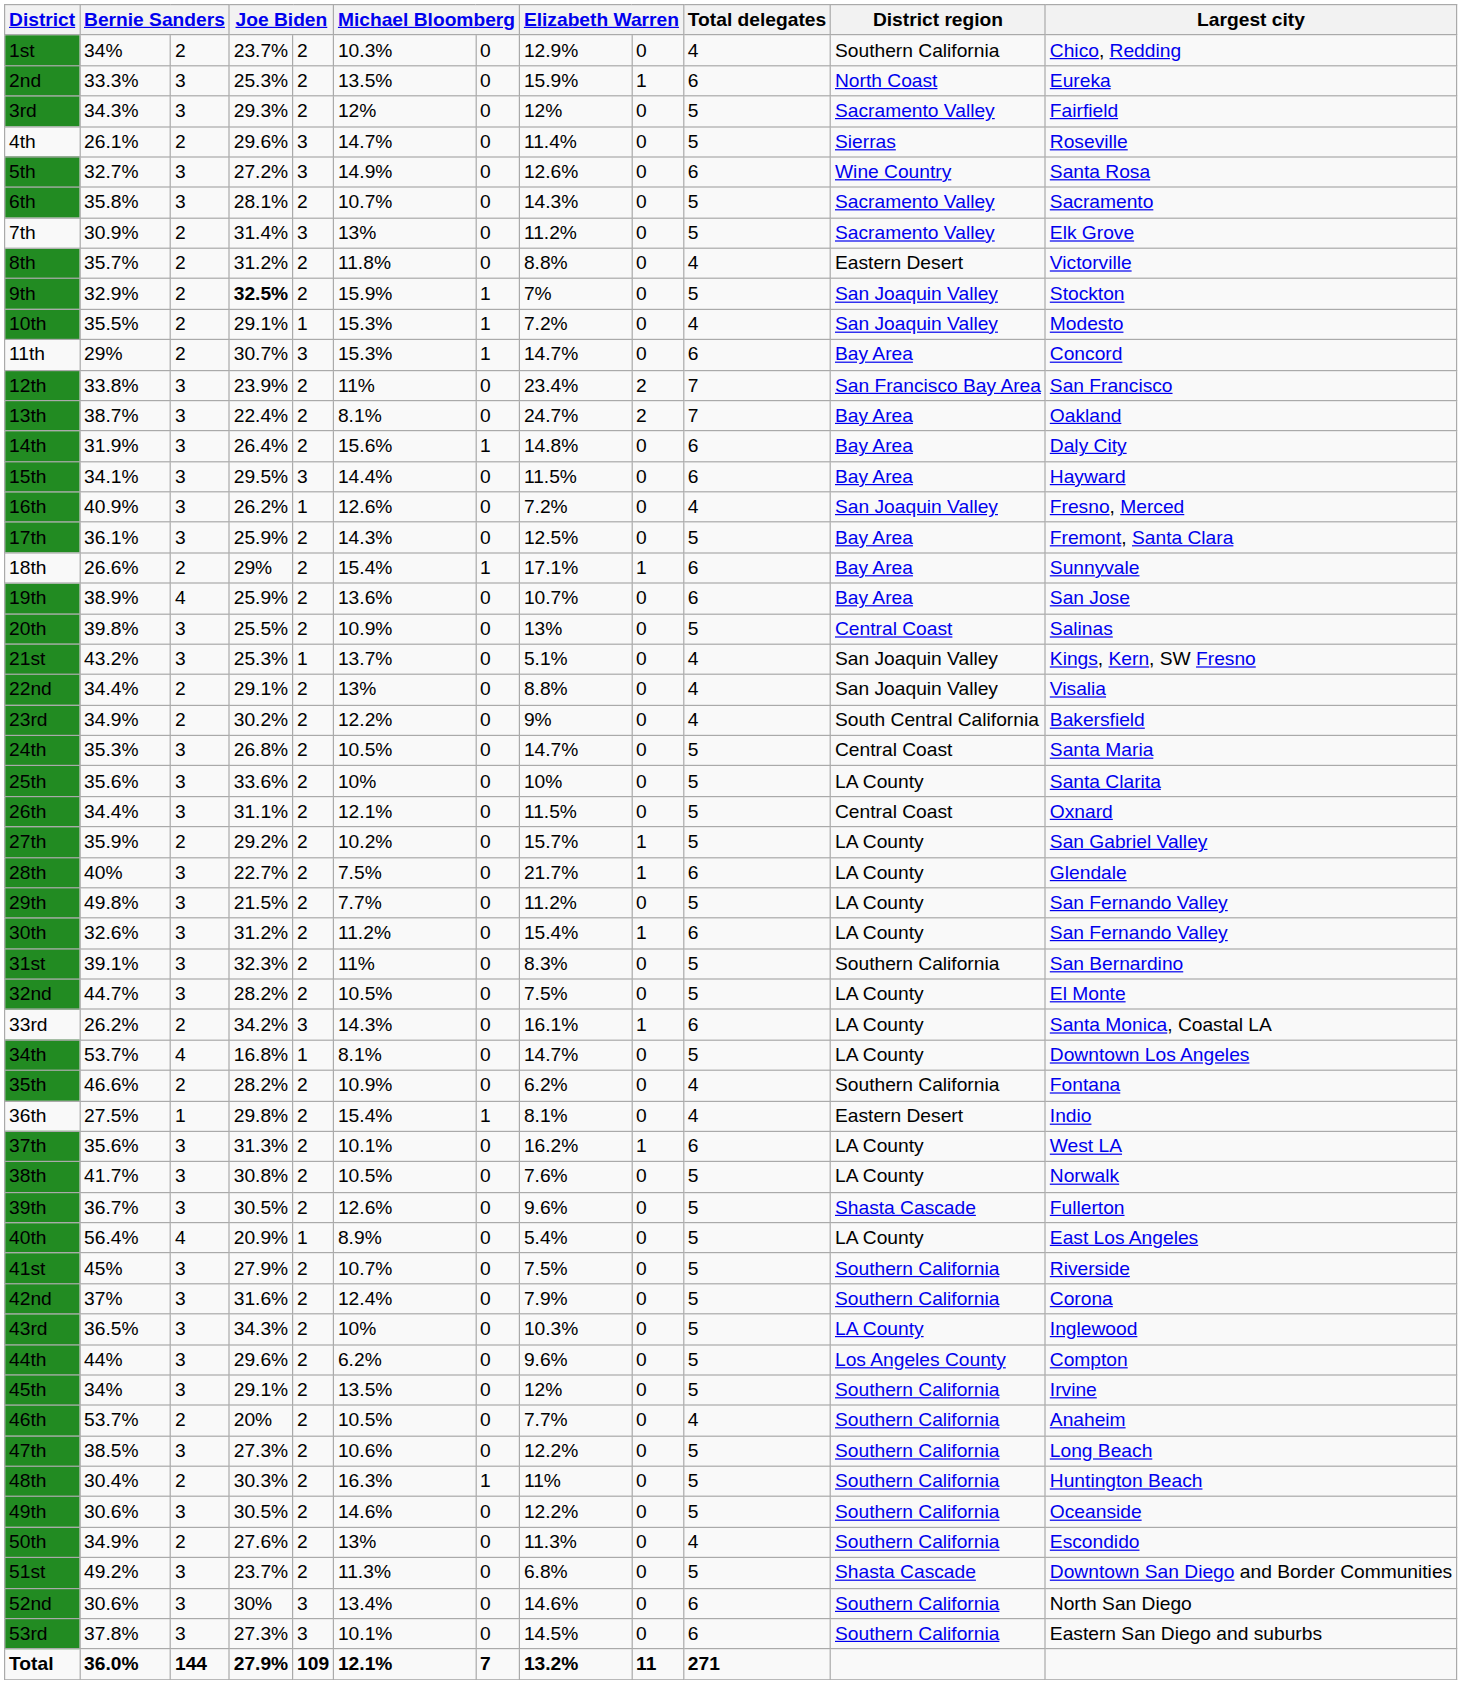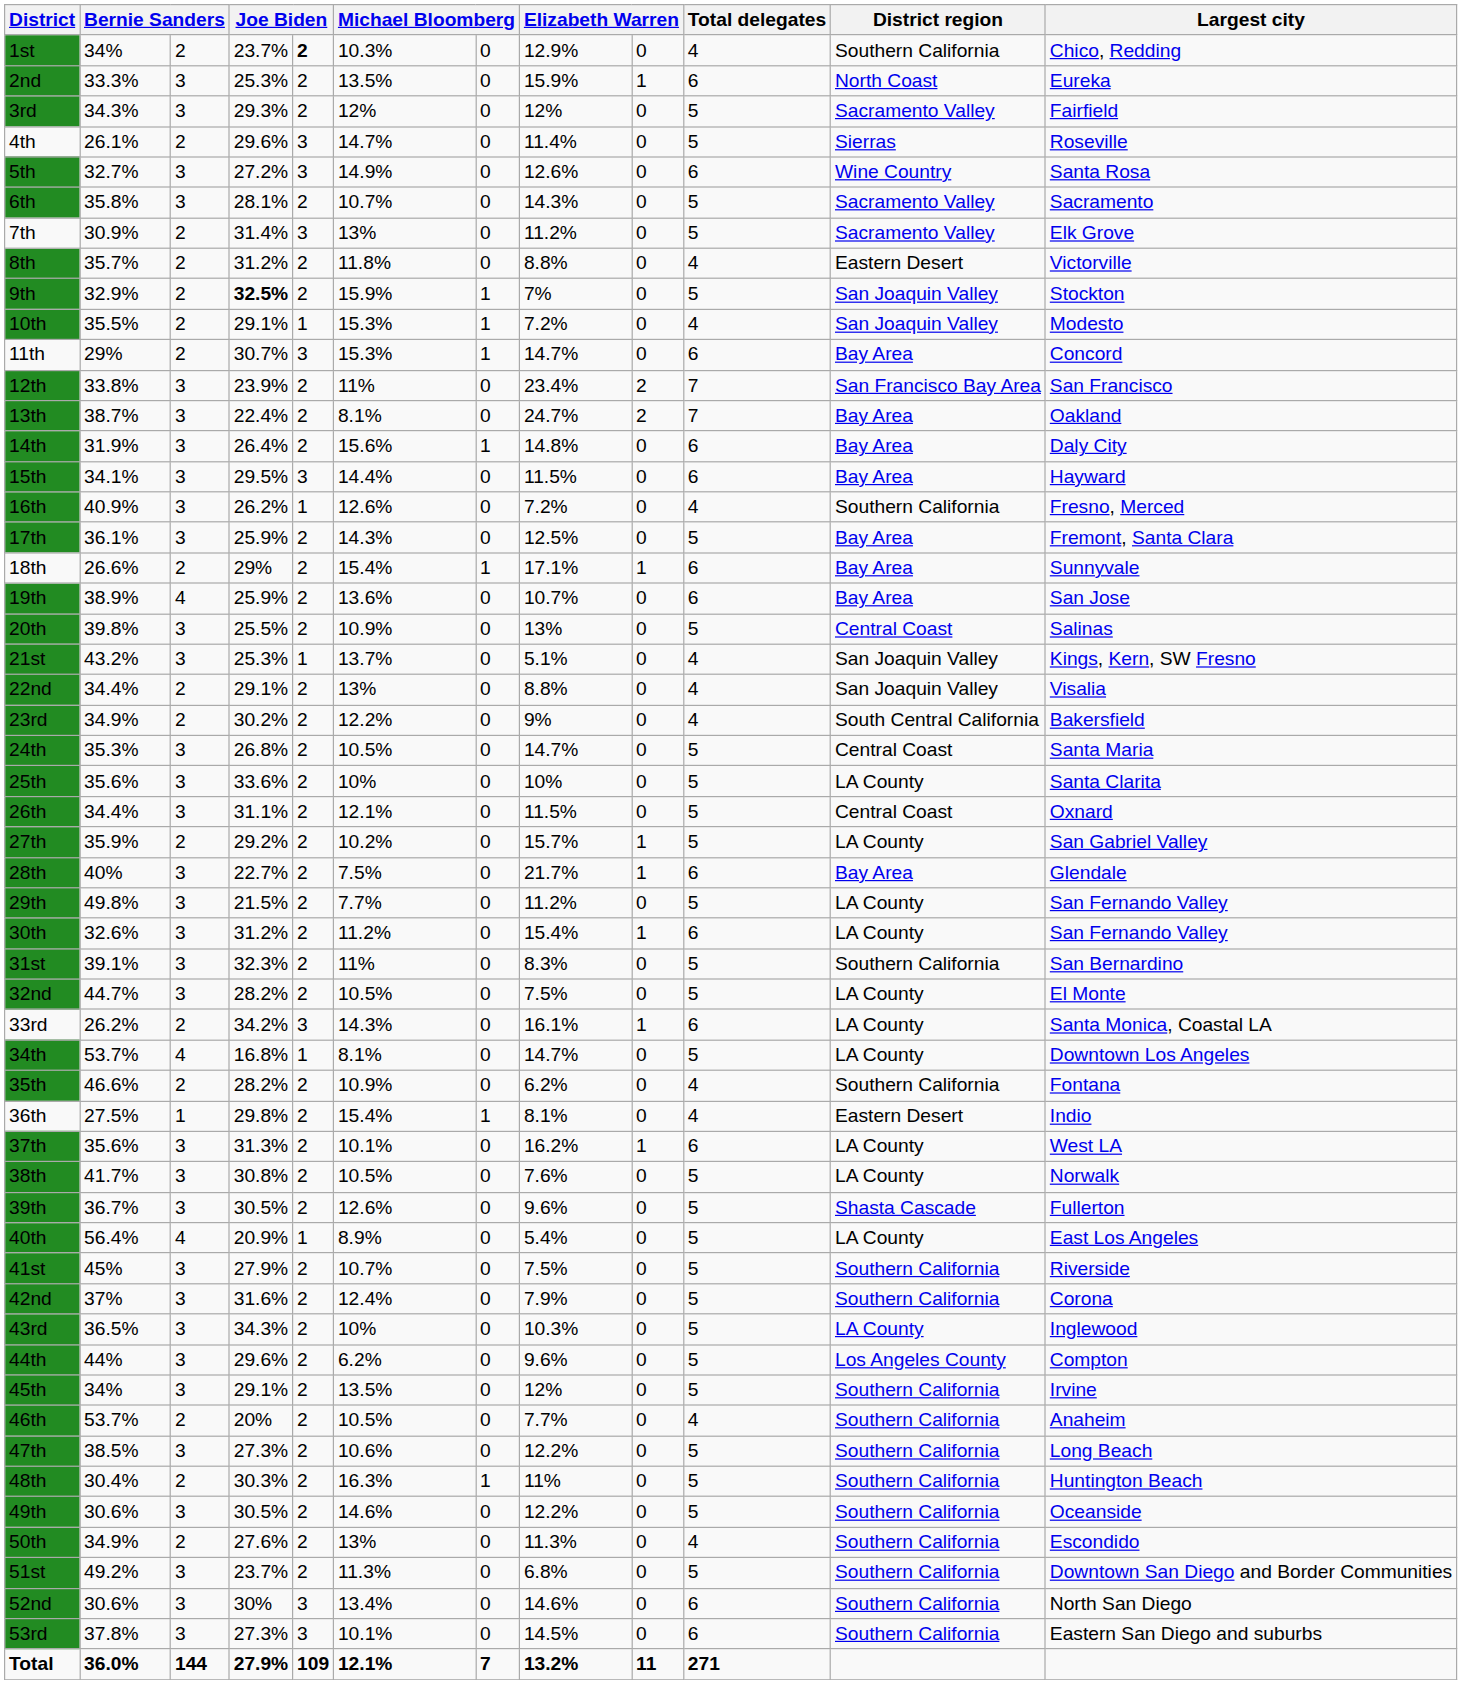(302, 50) normal -> (302, 50) bold
(916, 506) San Joaquin Valley -> (917, 506) Southern California
(879, 872) LA County -> (874, 872) Bay Area
(905, 1572) Shasta Cascade -> (917, 1572) Southern California
